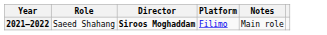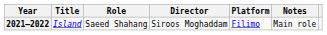+ column: (67, 11)
(157, 24) bold -> (189, 24) normal
